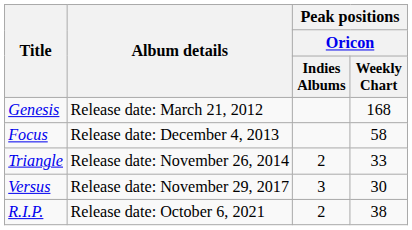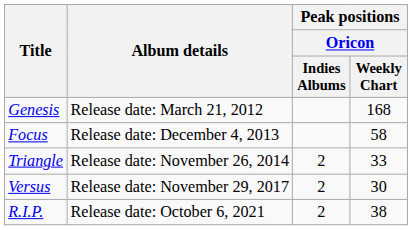(321, 186) 3 -> (321, 186) 2
